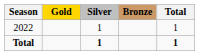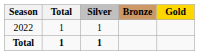columns swapped: (61, 12) <-> (176, 12)
